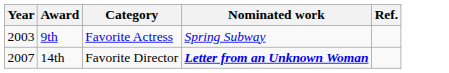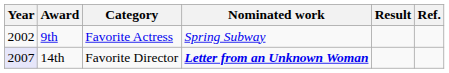+ column: (393, 15)
(21, 36) 2003 -> (21, 36) 2002
(21, 57) no background -> (21, 57) lavender background
